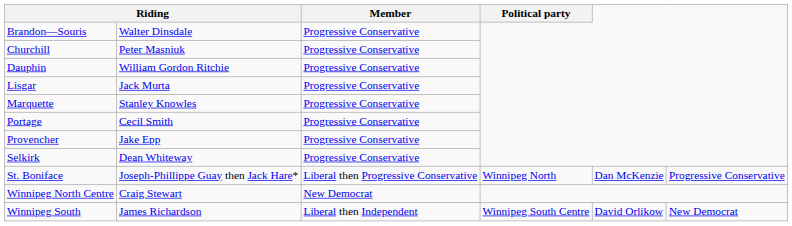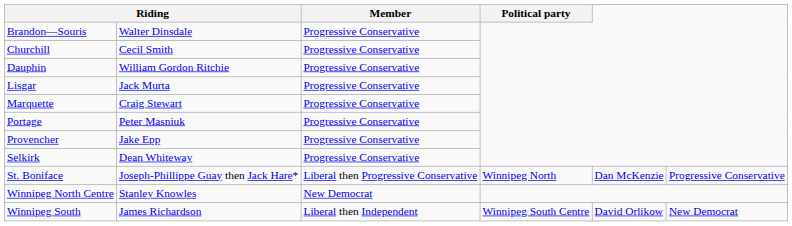(152, 49) Peter Masniuk -> (146, 49) Cecil Smith
(158, 103) Stanley Knowles -> (150, 103) Craig Stewart
(146, 121) Cecil Smith -> (152, 121) Peter Masniuk
(150, 193) Craig Stewart -> (158, 193) Stanley Knowles
